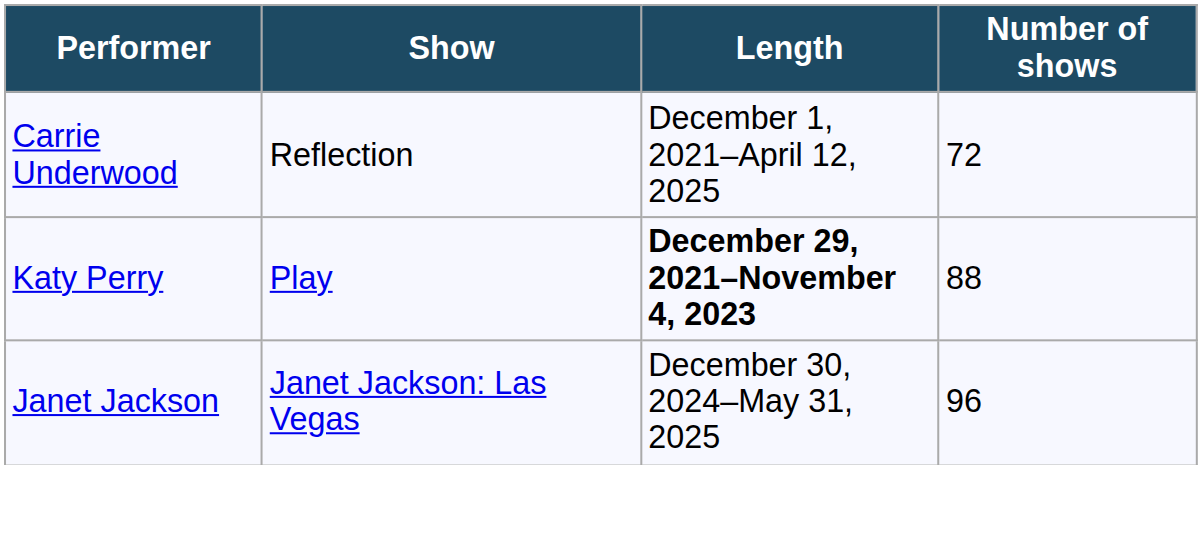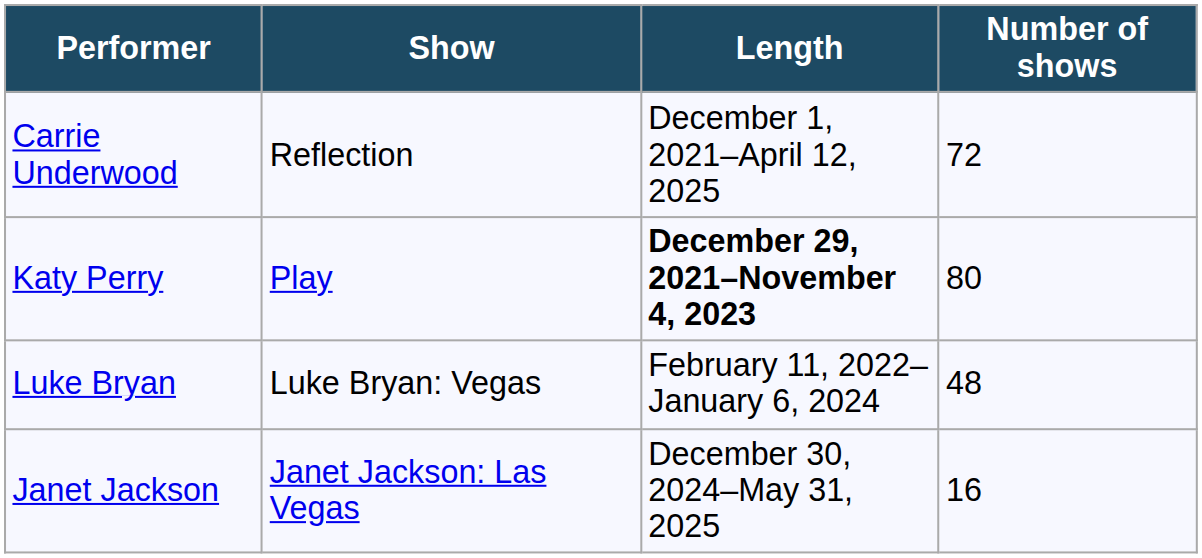(964, 278) 88 -> (964, 278) 80
+ row: (94, 383)
(964, 402) 96 -> (964, 489) 16
